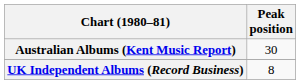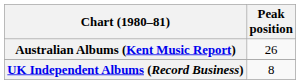(271, 49) 30 -> (271, 49) 26
